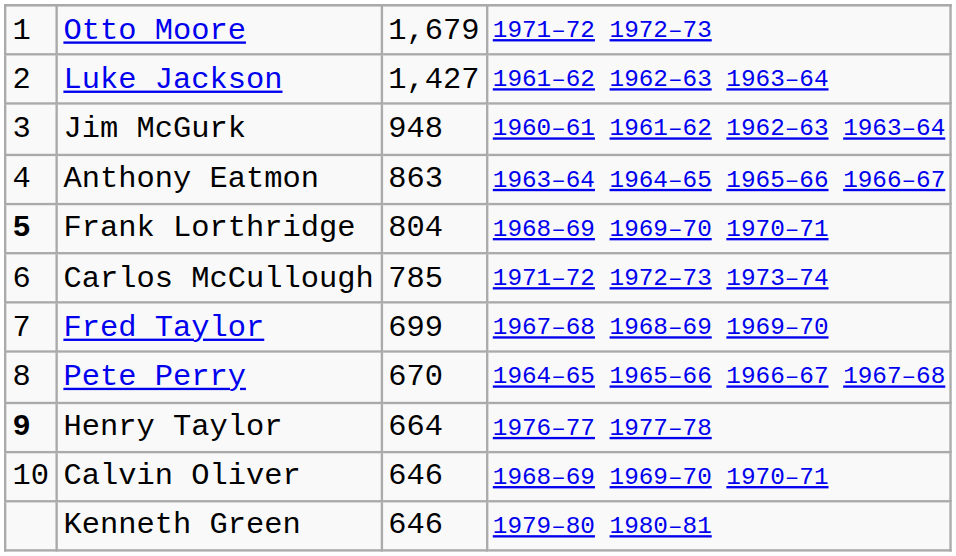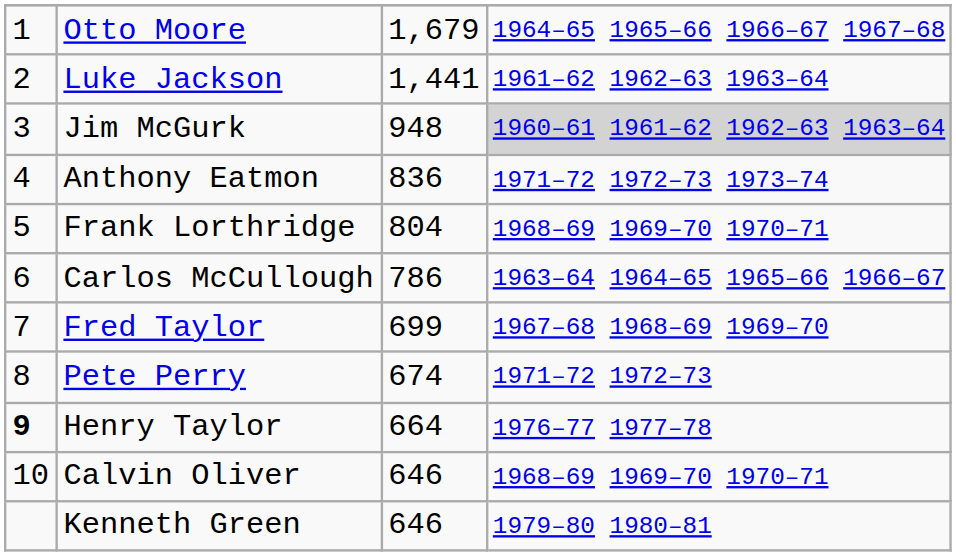(602, 30) 1971–72 1972–73 -> (719, 30) 1964–65 1965–66 1966–67 1967–68
(434, 80) 1,427 -> (434, 80) 1,441
(719, 129) no background -> (719, 129) lightgrey background
(416, 179) 863 -> (416, 179) 836
(719, 179) 1963–64 1964–65 1965–66 1966–67 -> (661, 179) 1971–72 1972–73 1973–74
(22, 228) bold -> (22, 228) normal
(416, 278) 785 -> (416, 278) 786
(661, 278) 1971–72 1972–73 1973–74 -> (719, 278) 1963–64 1964–65 1965–66 1966–67
(416, 377) 670 -> (416, 377) 674
(719, 377) 1964–65 1965–66 1966–67 1967–68 -> (602, 377) 1971–72 1972–73
